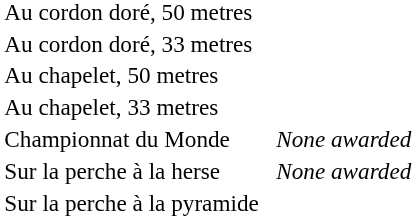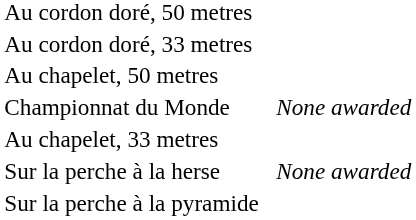rows swapped: (111, 107) <-> (117, 139)
